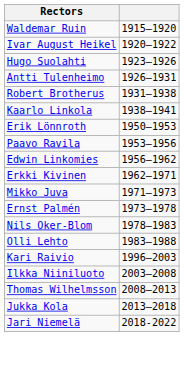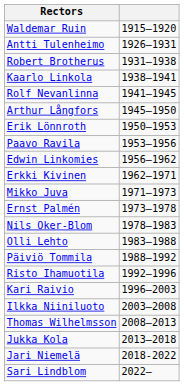- row: (62, 46)
- row: (46, 62)
+ row: (53, 95)
+ row: (53, 111)
+ row: (50, 258)
+ row: (56, 275)
+ row: (46, 373)
